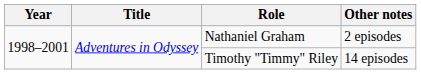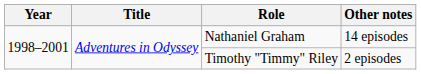(373, 36) 2 episodes -> (376, 36) 14 episodes
(376, 58) 14 episodes -> (373, 58) 2 episodes
